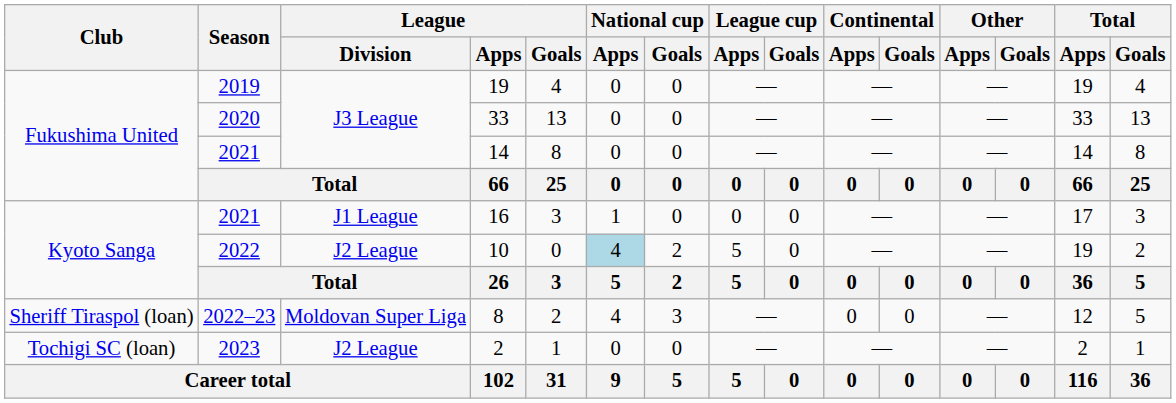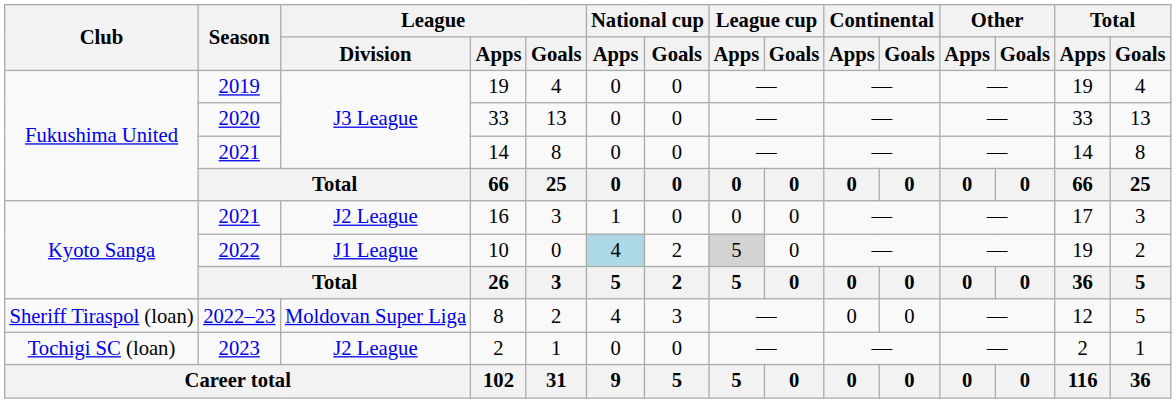(375, 217) J1 League -> (375, 217) J2 League
(375, 250) J2 League -> (375, 250) J1 League
(736, 250) no background -> (736, 250) lightgrey background
